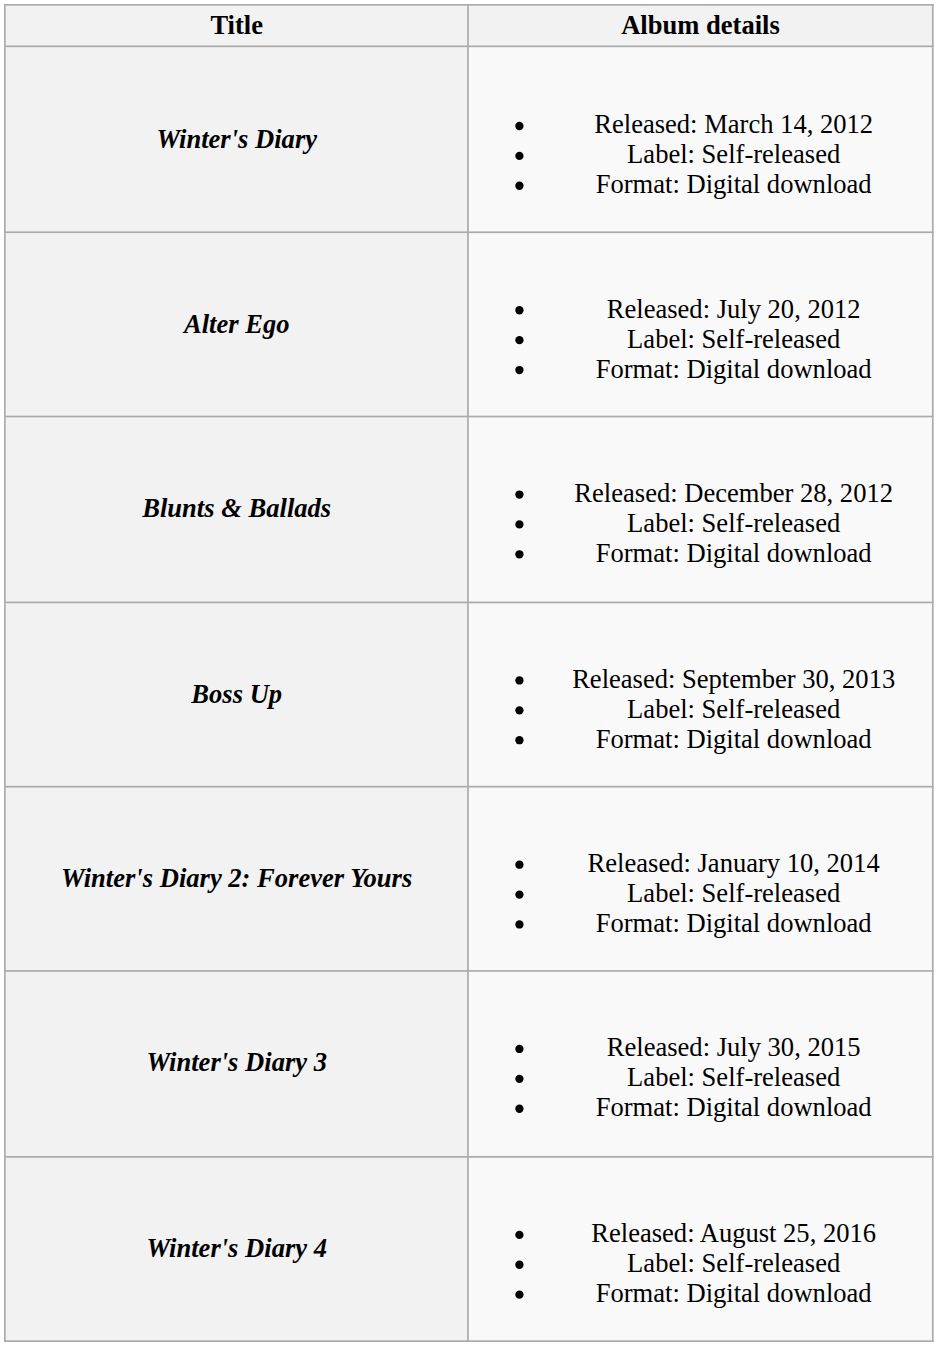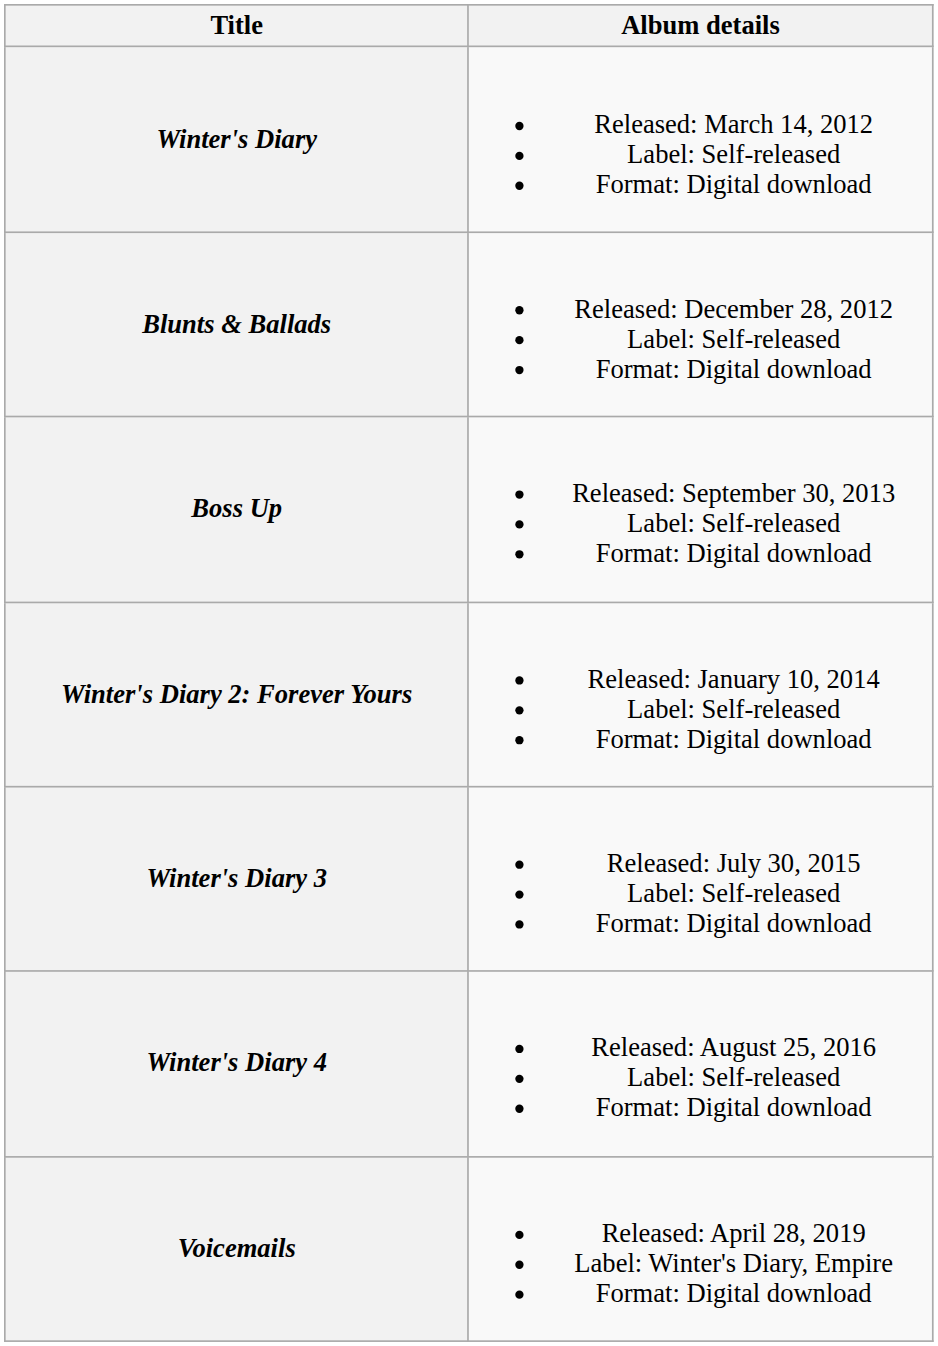- row: (237, 323)
+ row: (237, 1248)
